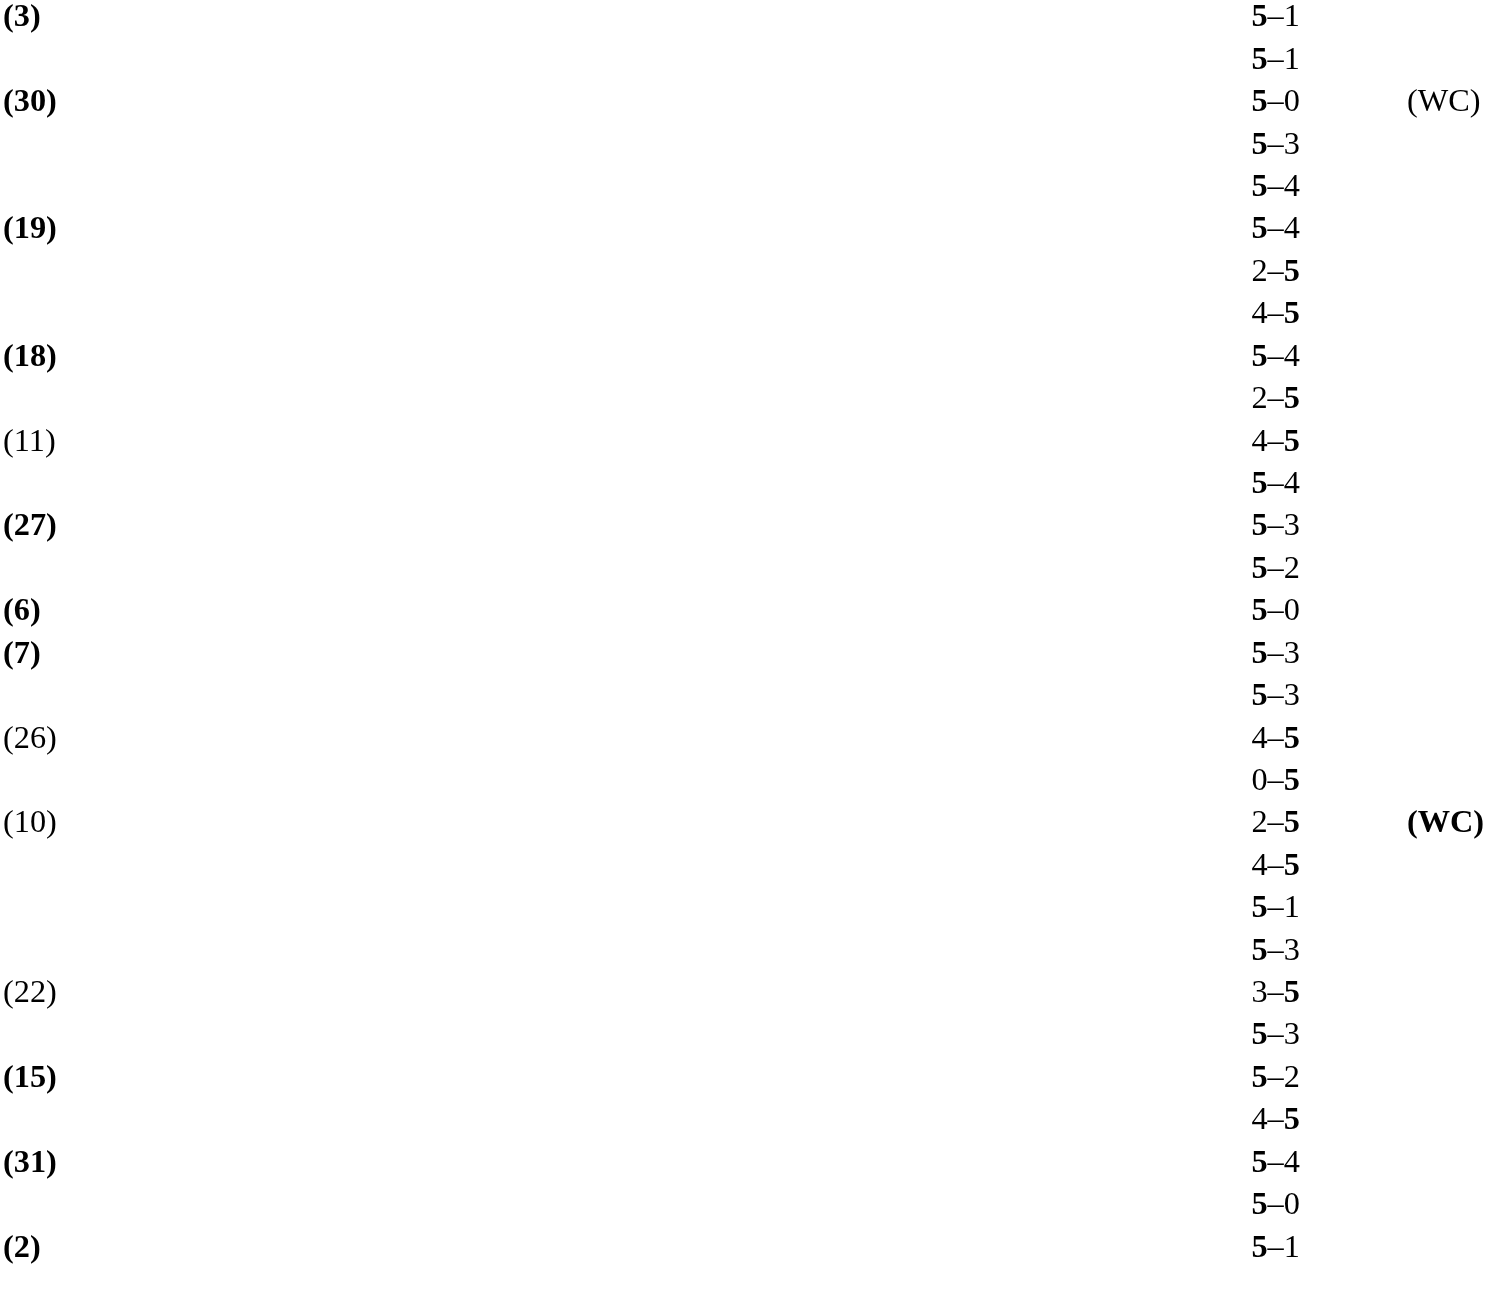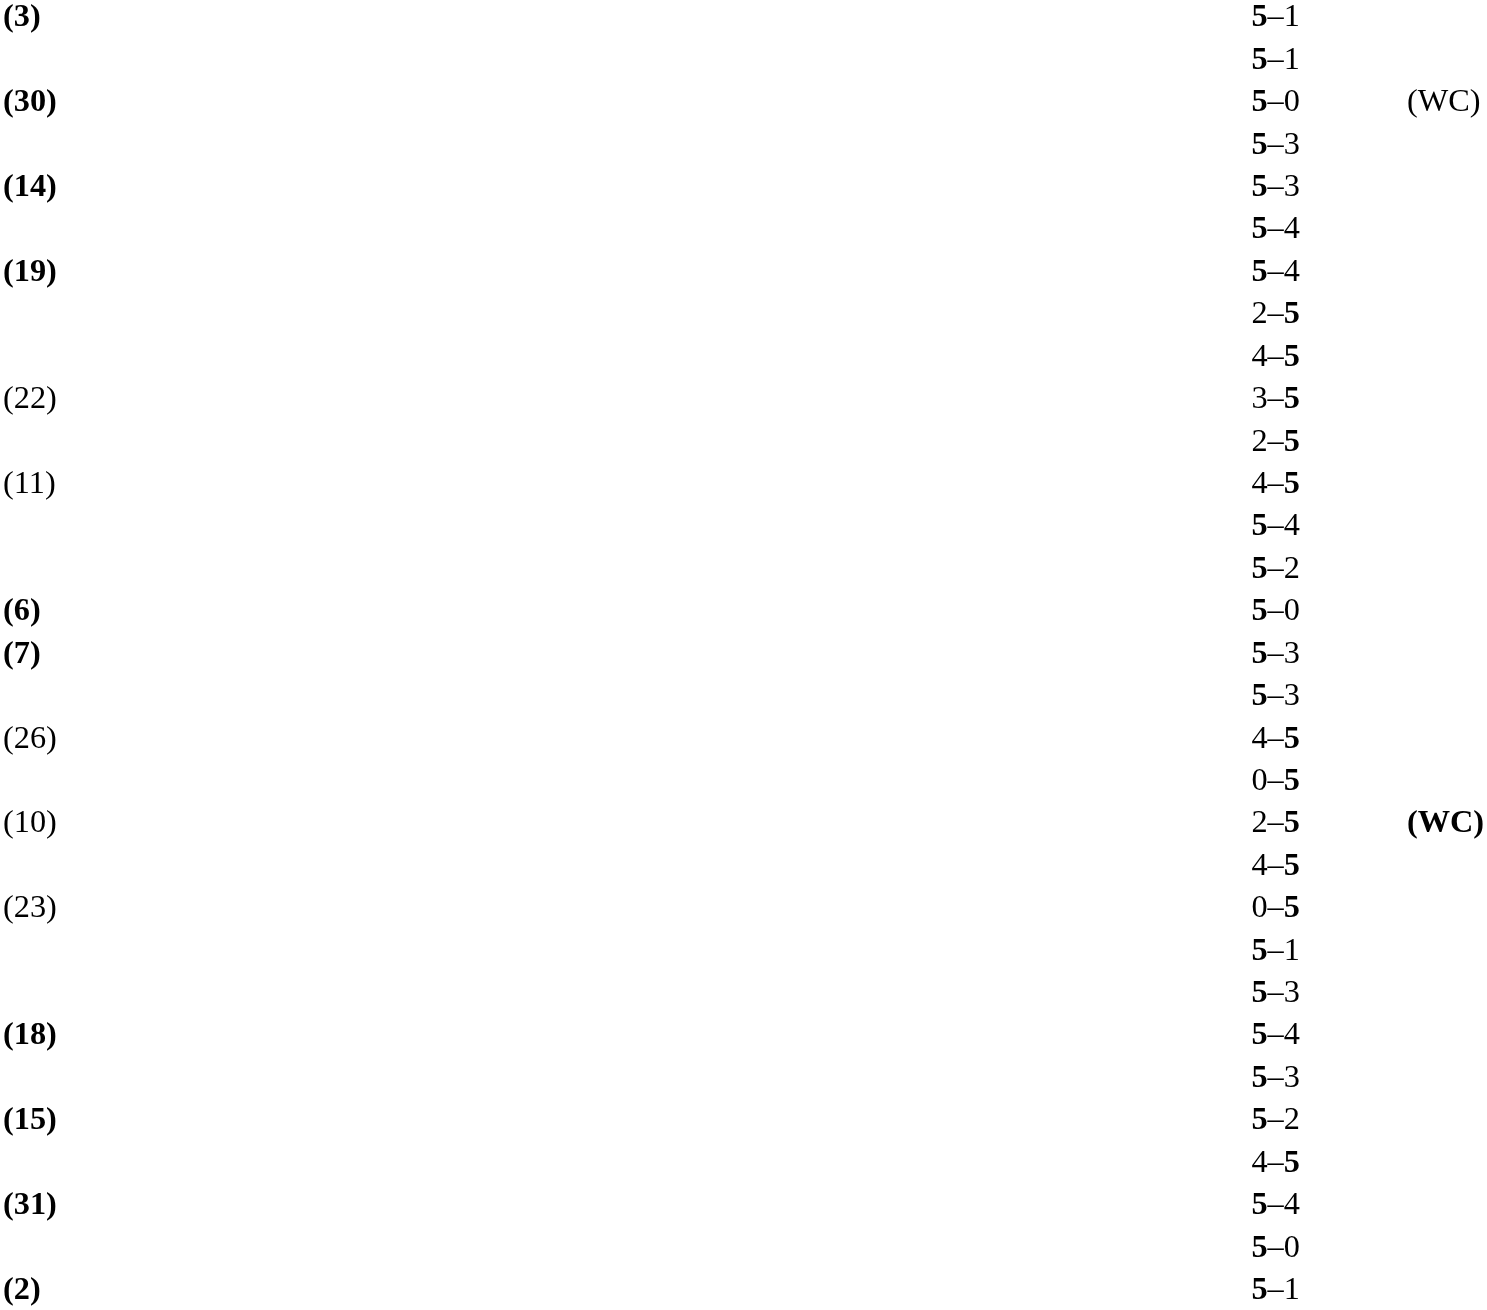+ row: (30, 185)
rows swapped: (30, 991) <-> (30, 355)
- row: (30, 524)
+ row: (30, 906)
